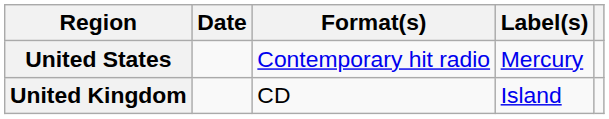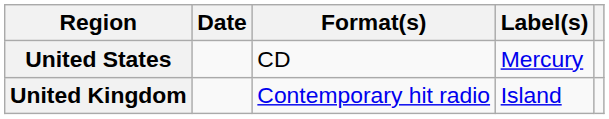(374, 58) Contemporary hit radio -> (274, 58) CD
(274, 95) CD -> (374, 95) Contemporary hit radio
